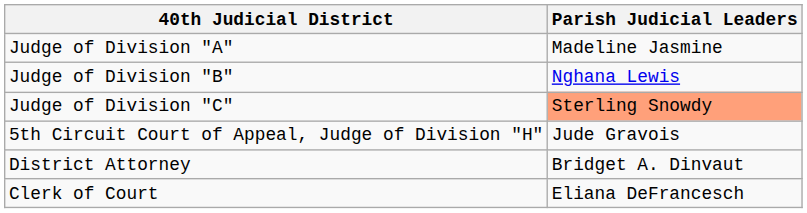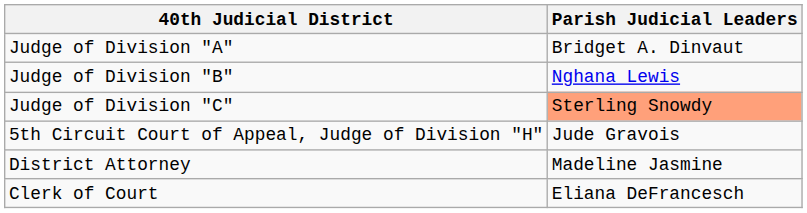(637, 48) Madeline Jasmine -> (648, 48) Bridget A. Dinvaut
(648, 164) Bridget A. Dinvaut -> (637, 164) Madeline Jasmine
